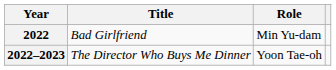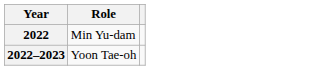- column: (161, 14)
